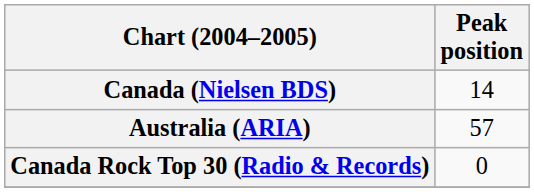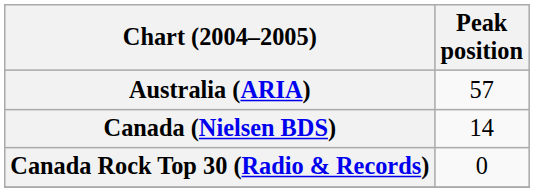rows swapped: (220, 128) <-> (220, 89)
